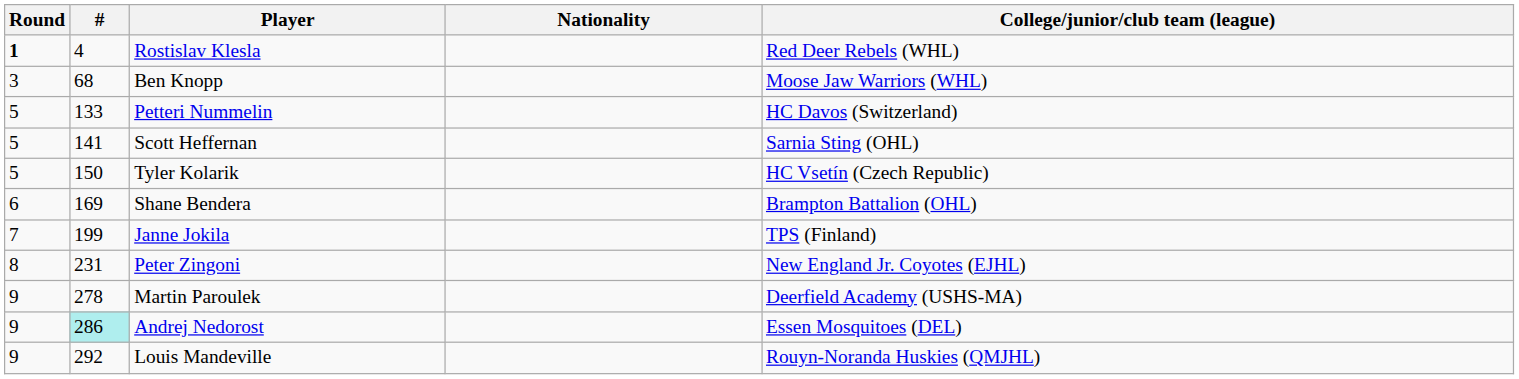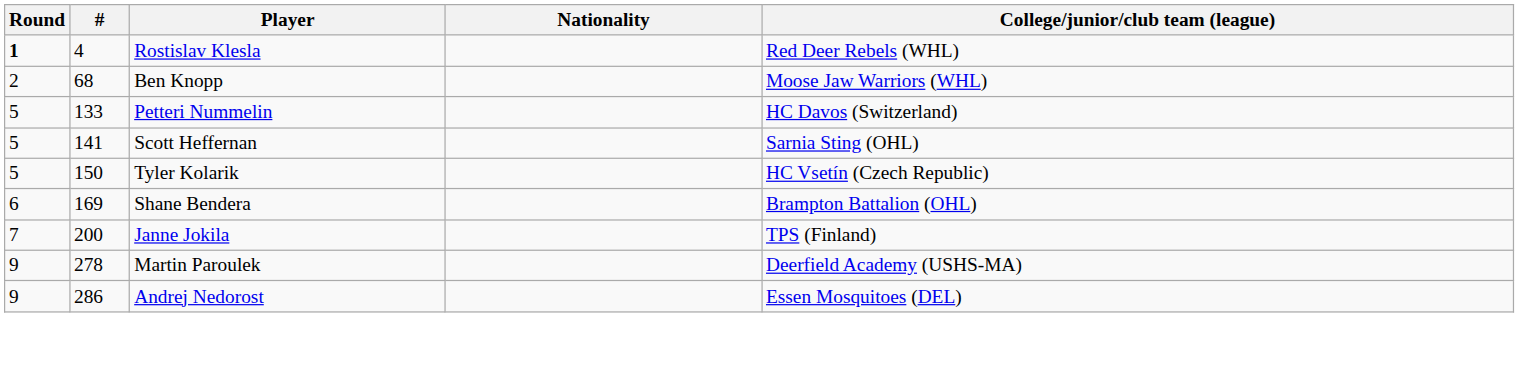(14, 81) 3 -> (14, 81) 2
(88, 234) 199 -> (88, 234) 200
- row: (187, 265)
(88, 326) paleturquoise background -> (88, 296) no background
- row: (203, 357)
